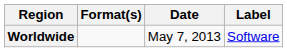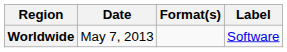columns swapped: (184, 15) <-> (111, 15)
